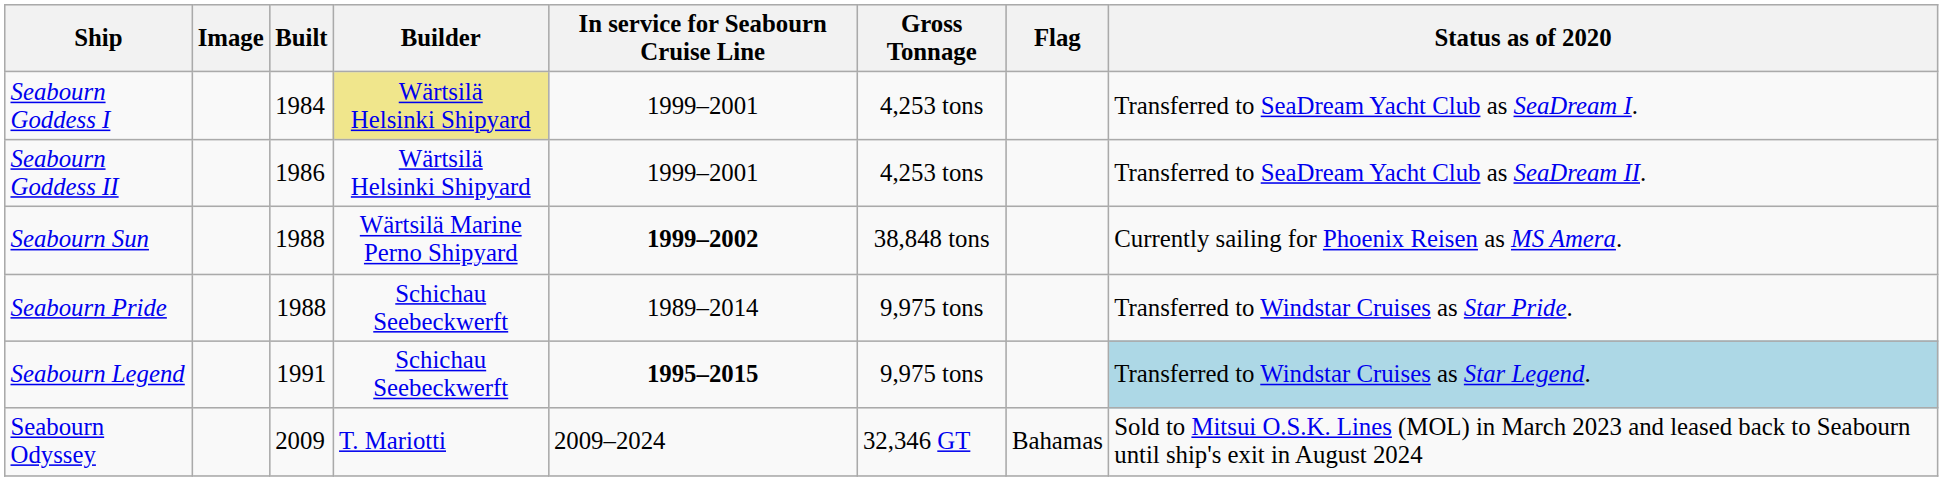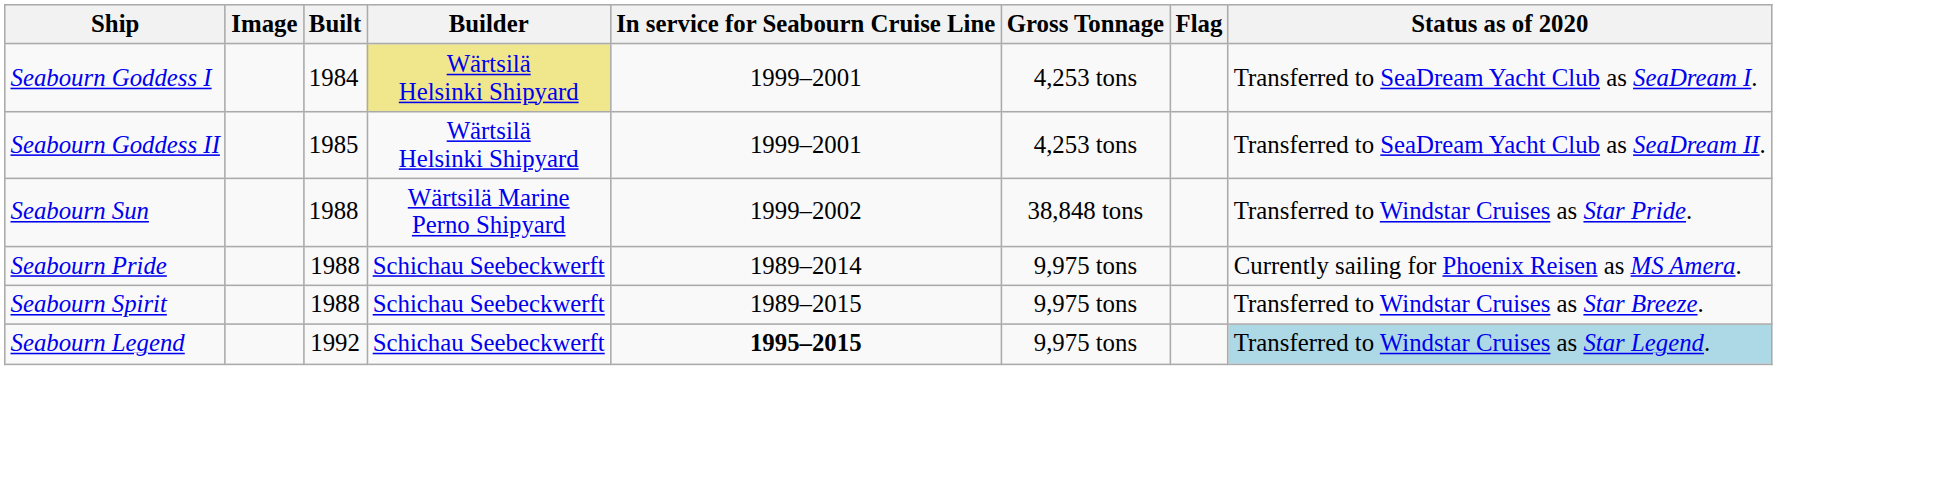(300, 172) 1986 -> (334, 144) 1985
(703, 239) bold -> (806, 211) normal
(1368, 239) Currently sailing for Phoenix Reisen as MS Amera. -> (1463, 211) Transferred to Windstar Cruises as Star Pride.
(1343, 307) Transferred to Windstar Cruises as Star Pride. -> (1488, 265) Currently sailing for Phoenix Reisen as MS Amera.
+ row: (89, 304)
(301, 374) 1991 -> (335, 343) 1992
- row: (57, 441)
